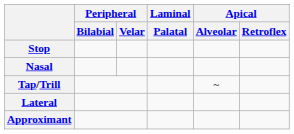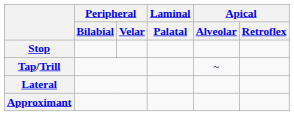- row: (39, 66)
